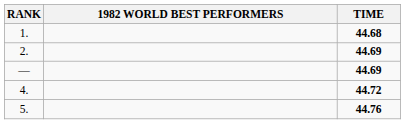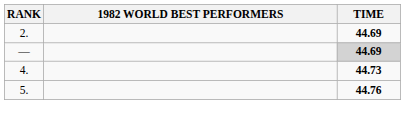- row: (24, 33)
(369, 71) no background -> (369, 52) lightgrey background
(369, 90) 44.72 -> (369, 71) 44.73
